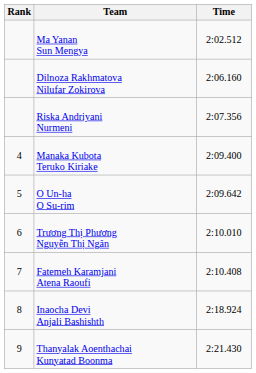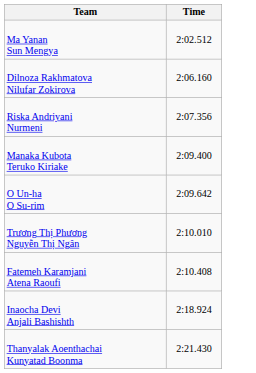- column: (19, 12)
